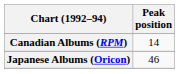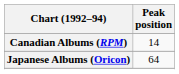(154, 59) 46 -> (154, 59) 64
